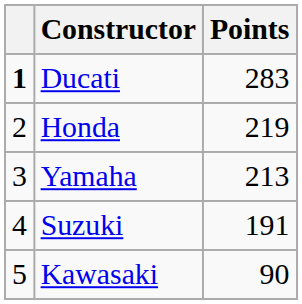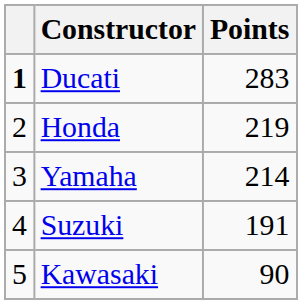(267, 176) 213 -> (267, 176) 214
